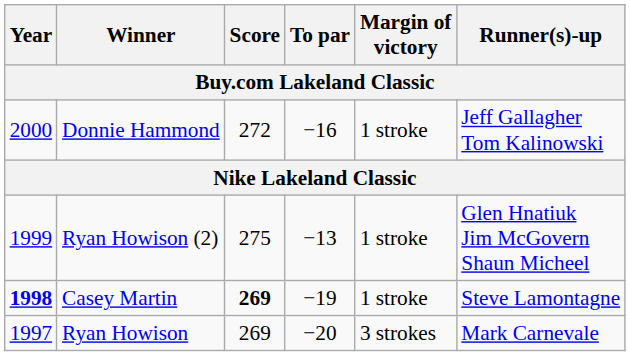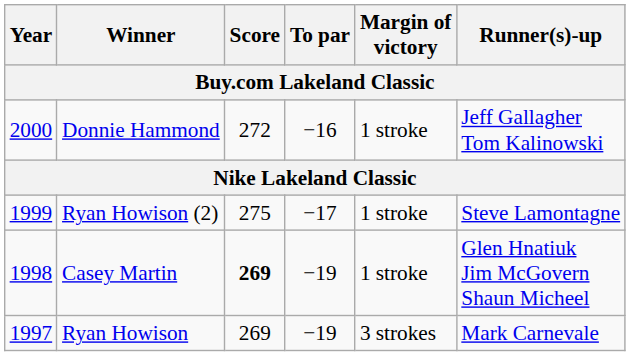(320, 238) −13 -> (320, 212) −17
(525, 238) Glen Hnatiuk Jim McGovern Shaun Micheel -> (541, 212) Steve Lamontagne
(31, 298) bold -> (31, 273) normal
(541, 298) Steve Lamontagne -> (525, 273) Glen Hnatiuk Jim McGovern Shaun Micheel
(320, 333) −20 -> (320, 333) −19
